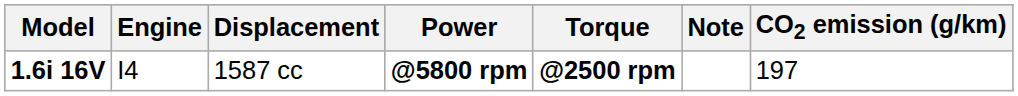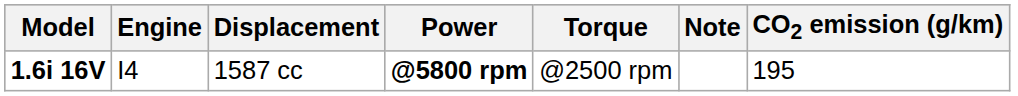(607, 70) bold -> (606, 70) normal
(777, 70) 197 -> (774, 70) 195
